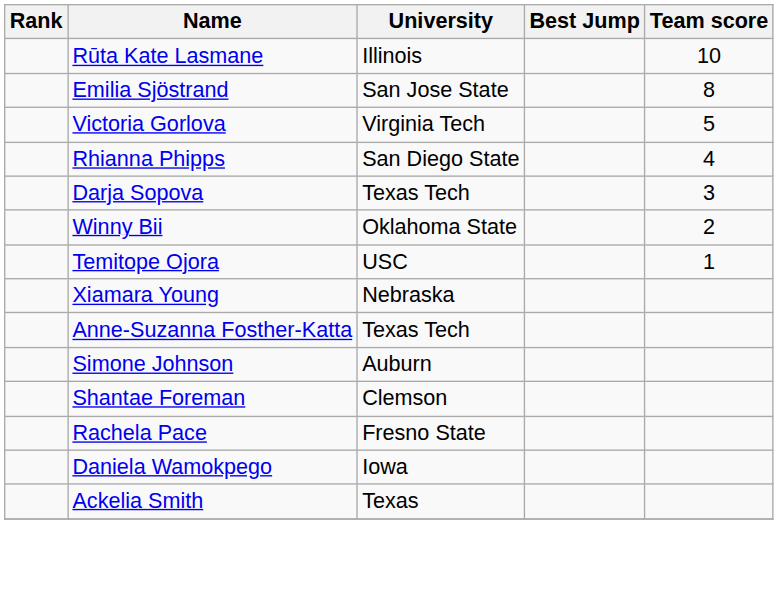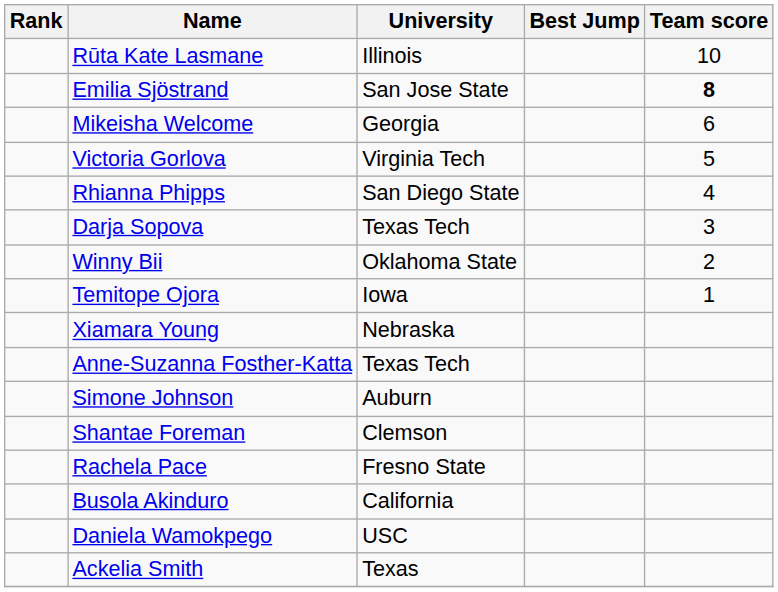(709, 90) normal -> (709, 90) bold
+ row: (163, 124)
(385, 261) USC -> (385, 295) Iowa
+ row: (150, 501)
(385, 466) Iowa -> (385, 535) USC
